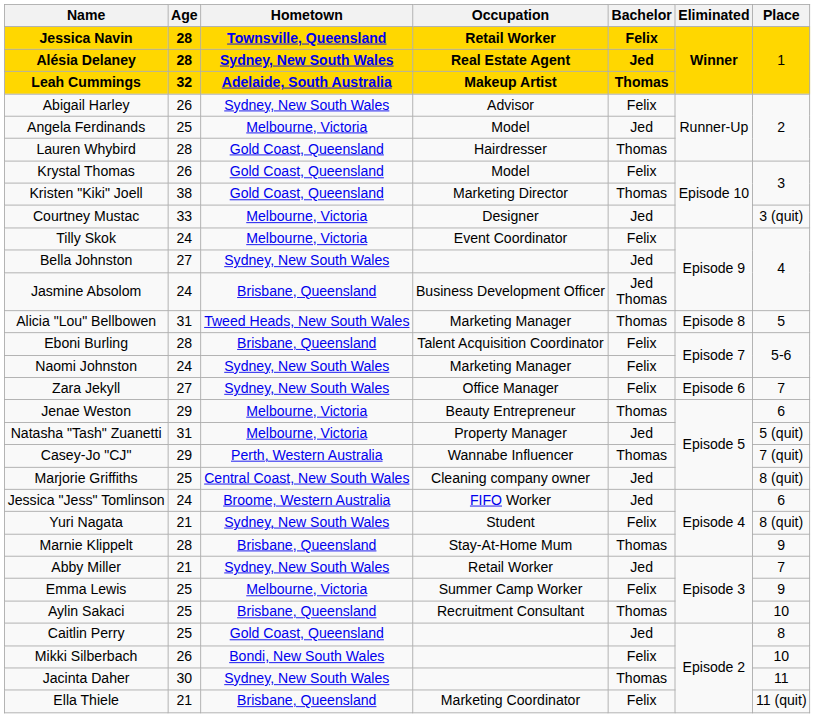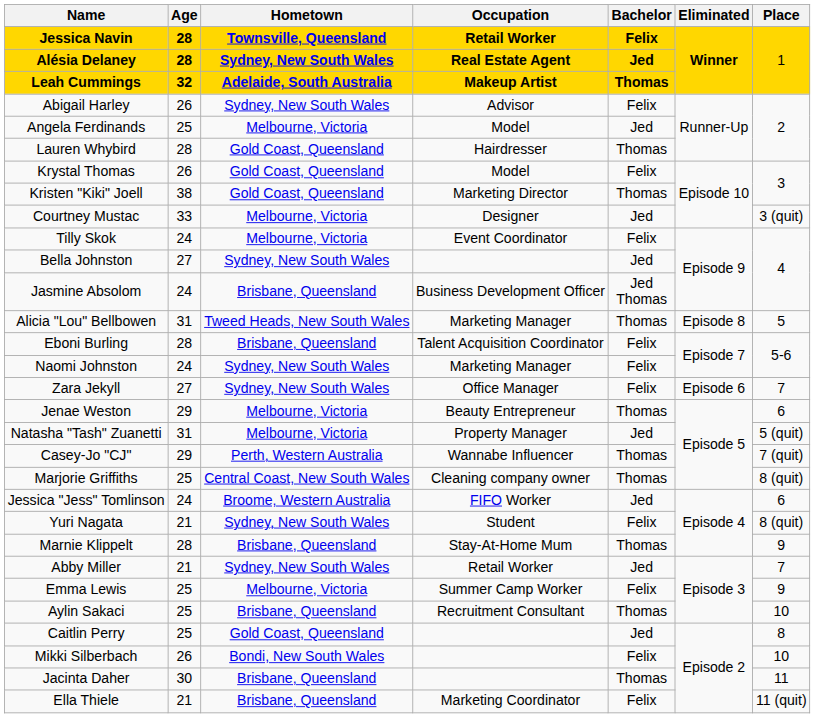(642, 478) Jed -> (642, 478) Thomas
(307, 679) Sydney, New South Wales -> (307, 679) Brisbane, Queensland
